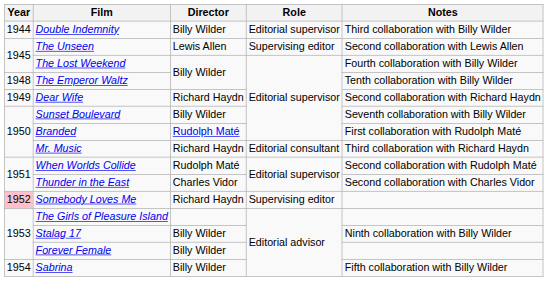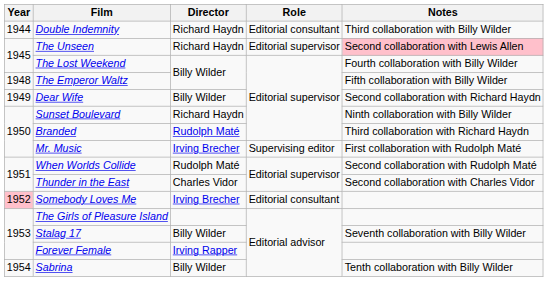(199, 30) Billy Wilder -> (208, 30) Richard Haydn
(294, 30) Editorial supervisor -> (294, 30) Editorial consultant
(200, 47) Lewis Allen -> (208, 47) Richard Haydn
(292, 47) Supervising editor -> (294, 47) Editorial supervisor
(434, 47) no background -> (434, 47) pink background
(429, 81) Tenth collaboration with Billy Wilder -> (426, 81) Fifth collaboration with Billy Wilder
(208, 98) Richard Haydn -> (199, 98) Billy Wilder
(199, 115) Billy Wilder -> (208, 115) Richard Haydn
(435, 115) Seventh collaboration with Billy Wilder -> (428, 115) Ninth collaboration with Billy Wilder
(433, 132) First collaboration with Rudolph Maté -> (437, 132) Third collaboration with Richard Haydn
(208, 149) Richard Haydn -> (206, 149) Irving Brecher
(294, 149) Editorial consultant -> (292, 149) Supervising editor
(437, 149) Third collaboration with Richard Haydn -> (433, 149) First collaboration with Rudolph Maté
(208, 200) Richard Haydn -> (206, 200) Irving Brecher
(292, 200) Supervising editor -> (294, 200) Editorial consultant
(428, 234) Ninth collaboration with Billy Wilder -> (435, 234) Seventh collaboration with Billy Wilder
(199, 251) Billy Wilder -> (205, 251) Irving Rapper
(426, 268) Fifth collaboration with Billy Wilder -> (429, 268) Tenth collaboration with Billy Wilder
